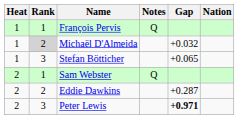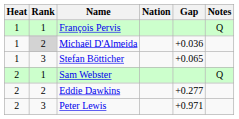columns swapped: (217, 12) <-> (154, 12)
(184, 43) +0.032 -> (189, 43) +0.036
(184, 91) +0.287 -> (189, 91) +0.277
(184, 106) bold -> (189, 106) normal
